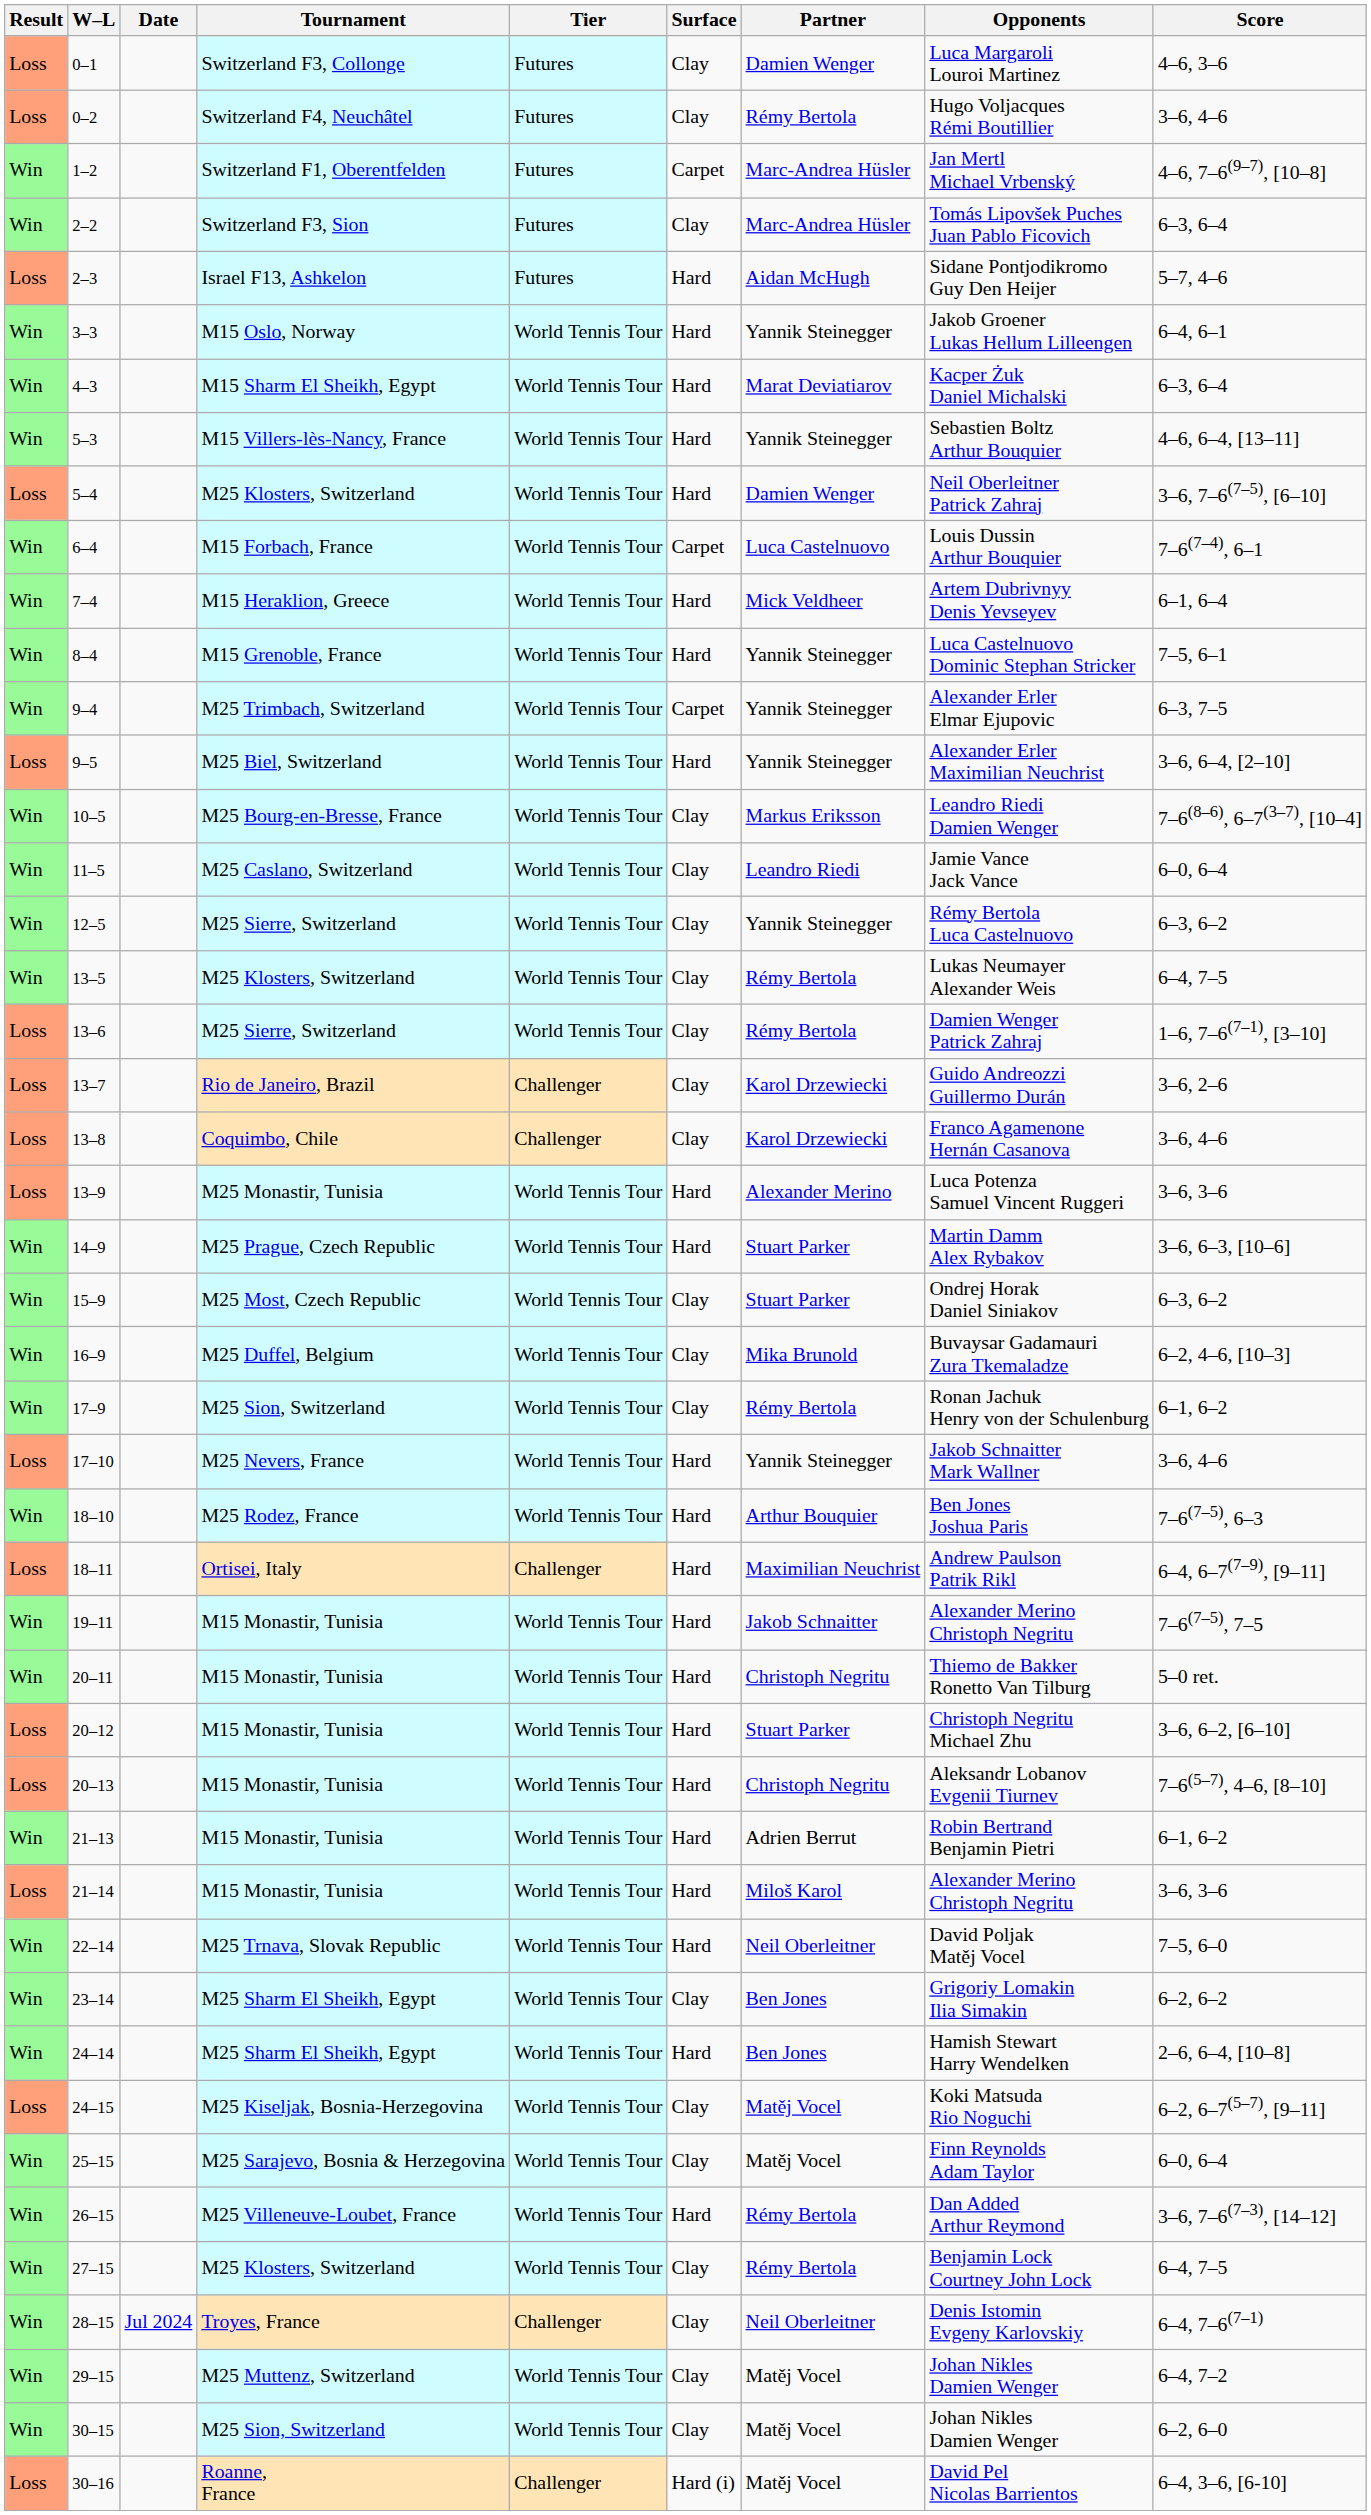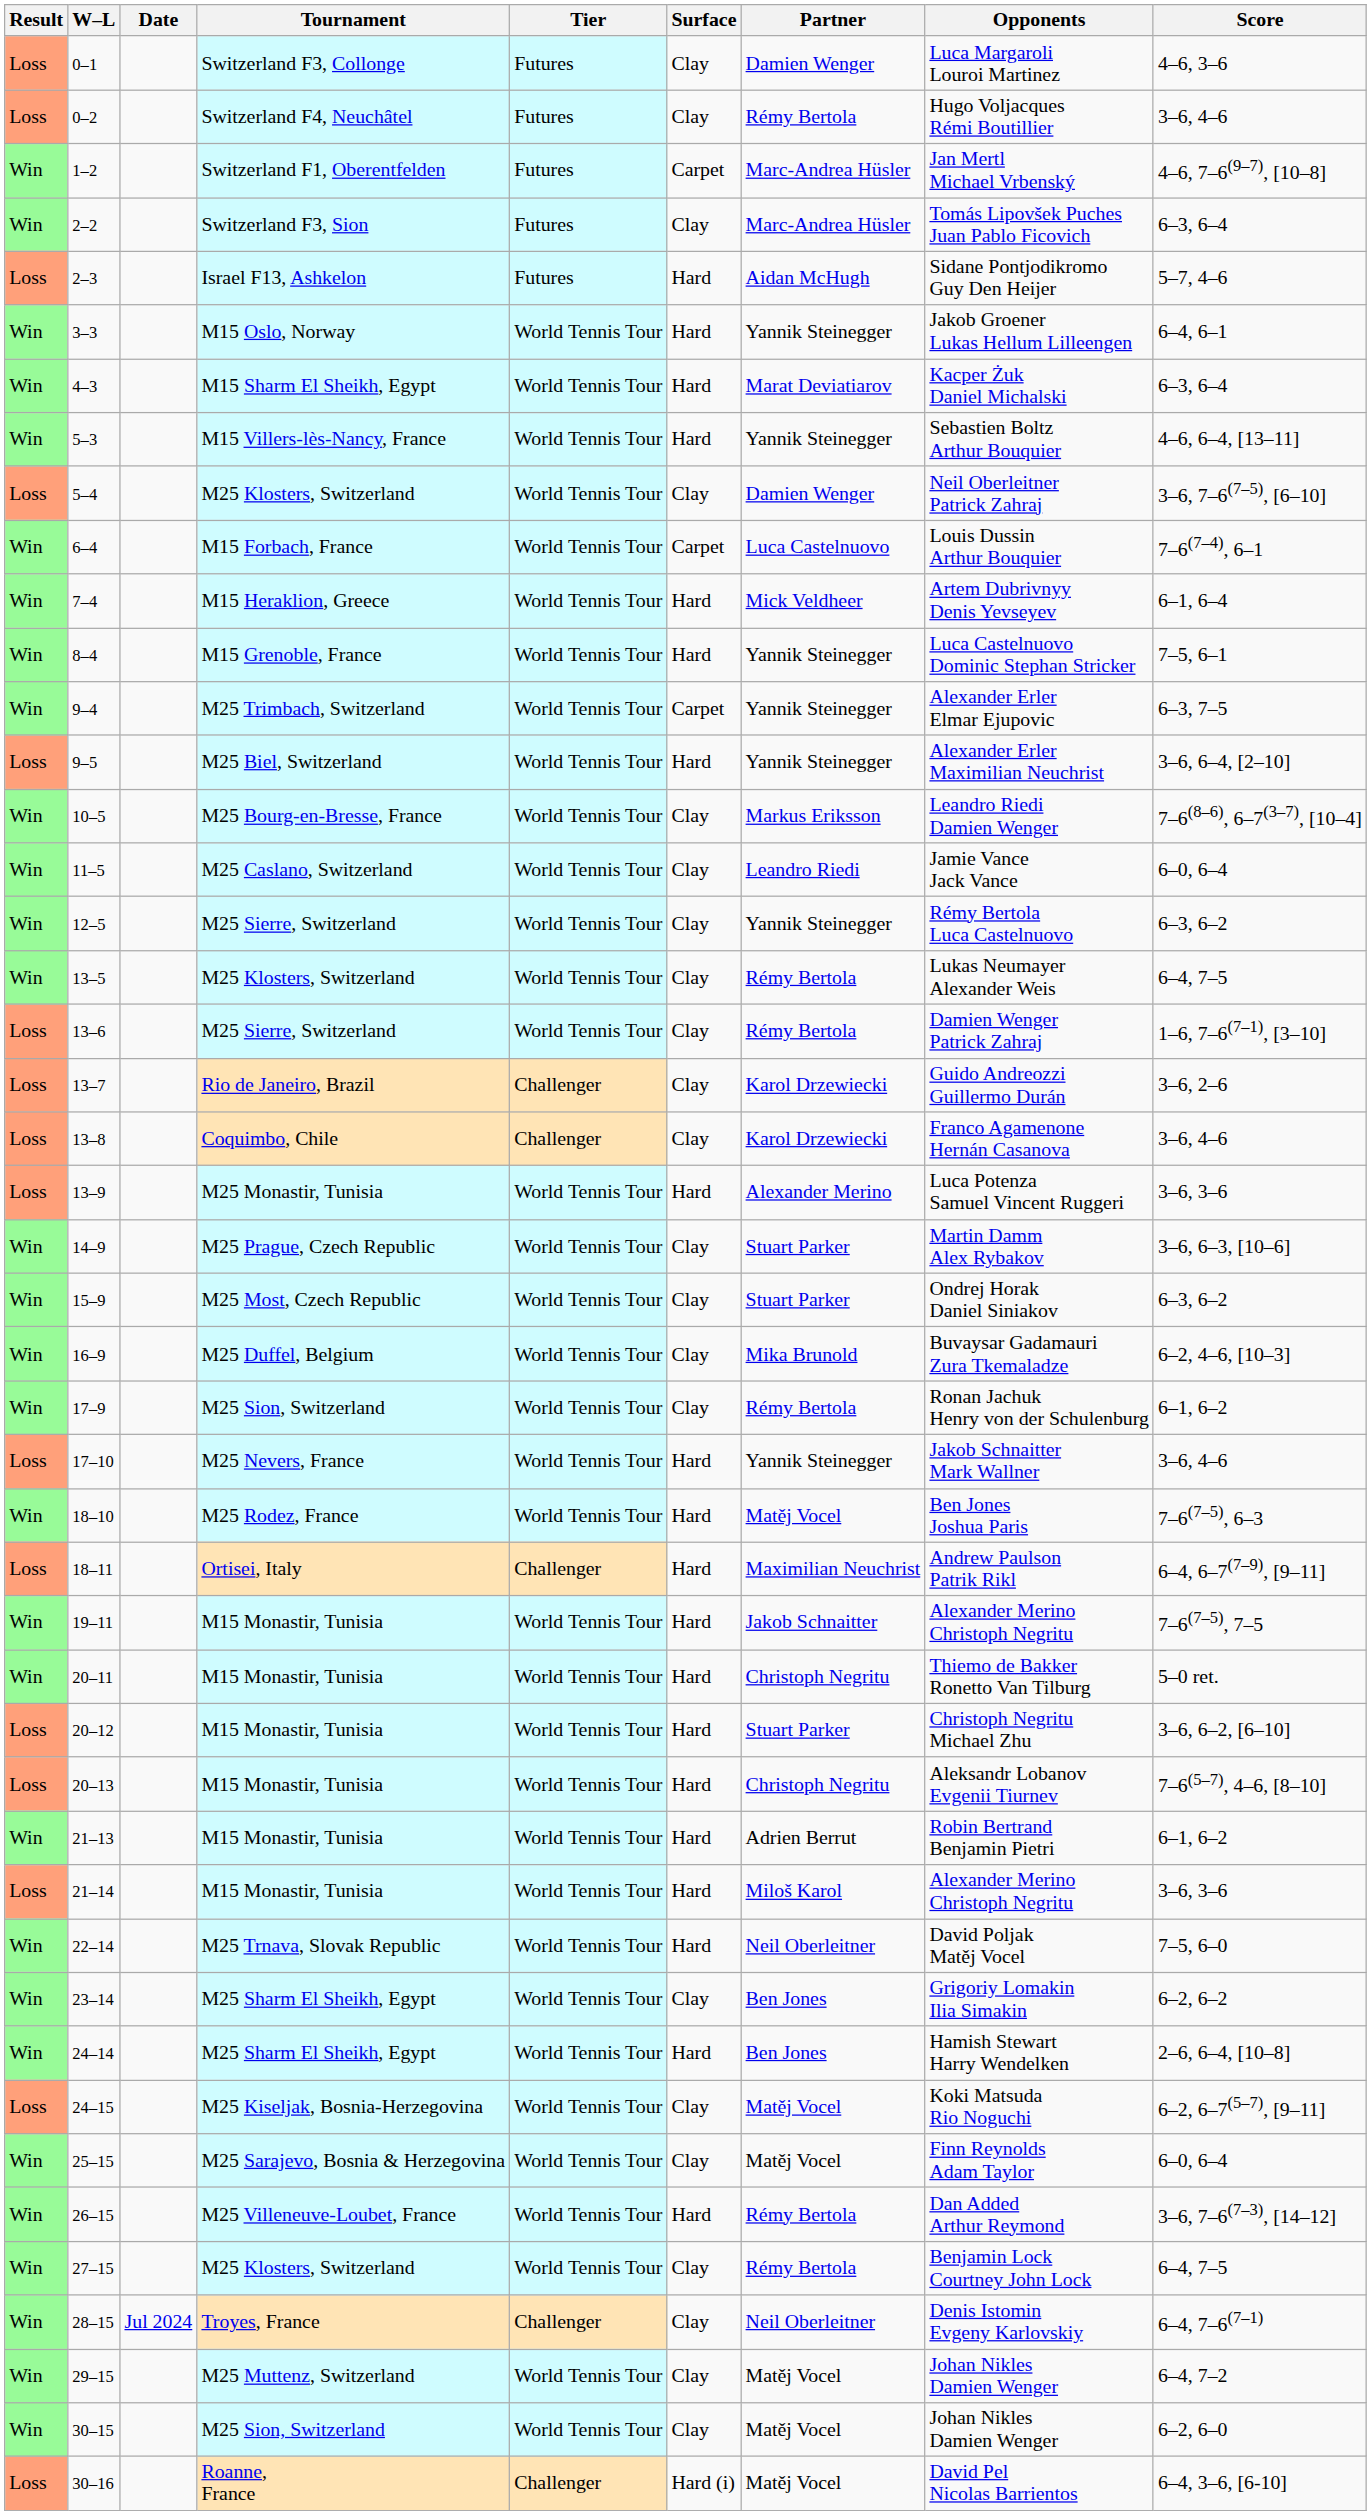(691, 493) Hard -> (690, 493) Clay
(691, 1246) Hard -> (690, 1246) Clay
(811, 1515) Arthur Bouquier -> (793, 1515) Matěj Vocel
